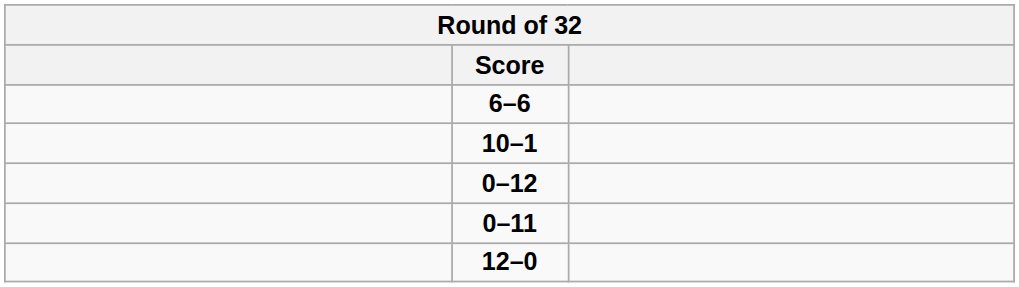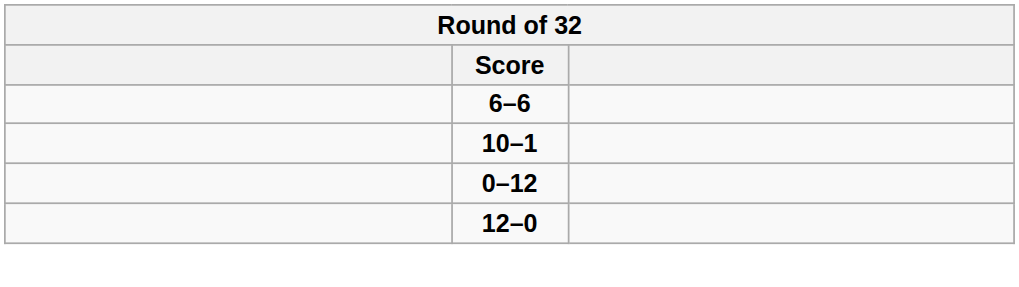- row: (510, 223)
